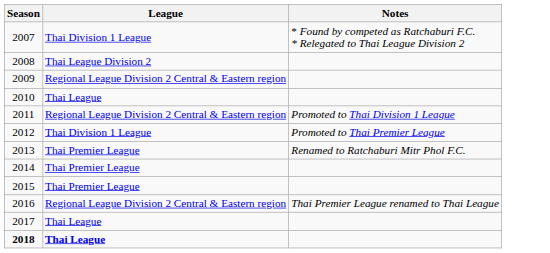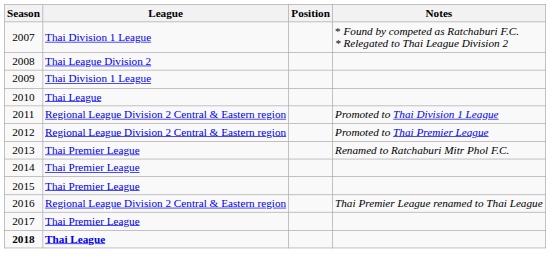+ column: (311, 13)
(166, 79) Regional League Division 2 Central & Eastern region -> (98, 79) Thai Division 1 League
(98, 132) Thai Division 1 League -> (166, 132) Regional League Division 2 Central & Eastern region
(73, 221) Thai League -> (92, 221) Thai Premier League
